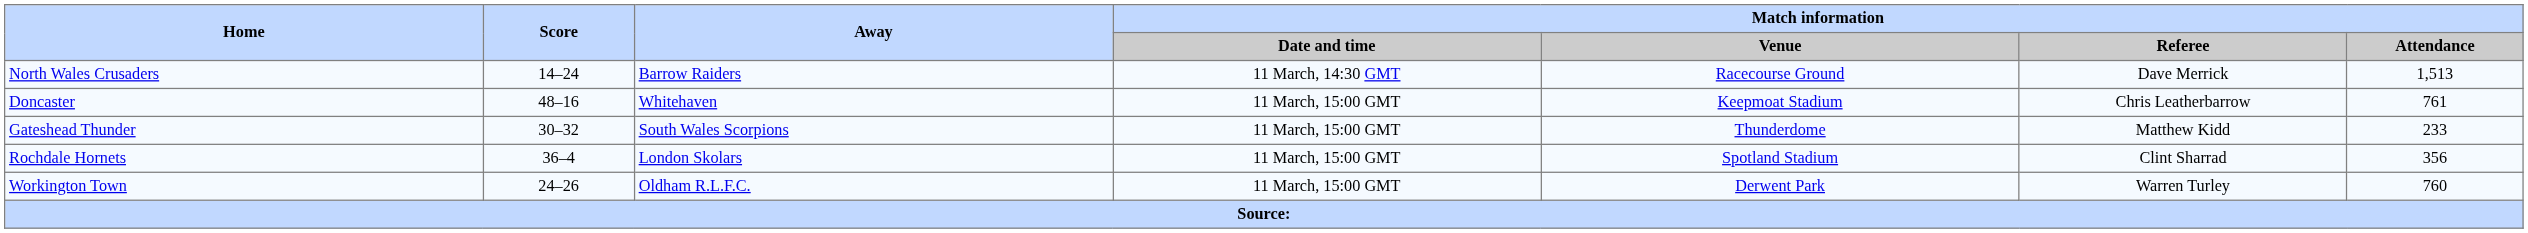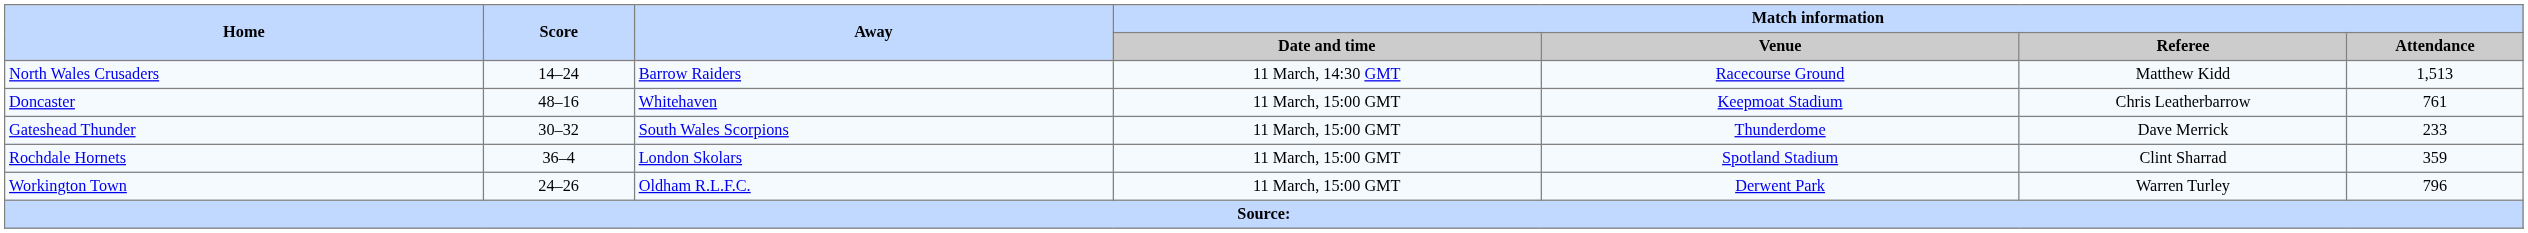(2183, 74) Dave Merrick -> (2183, 74) Matthew Kidd
(2183, 130) Matthew Kidd -> (2183, 130) Dave Merrick
(2435, 158) 356 -> (2435, 158) 359
(2435, 186) 760 -> (2435, 186) 796
